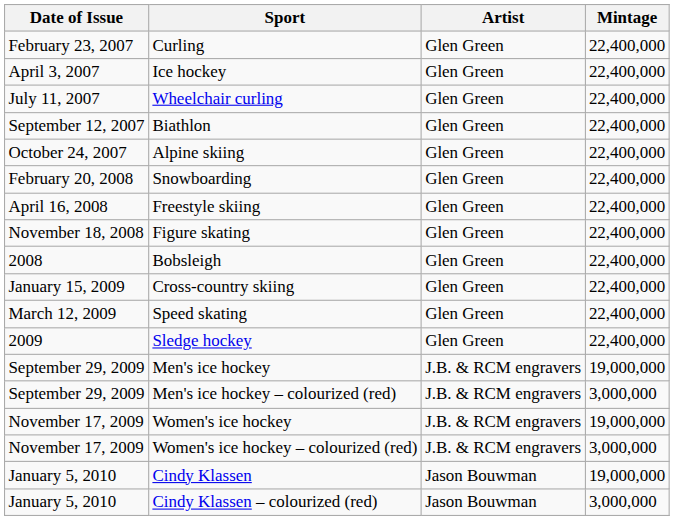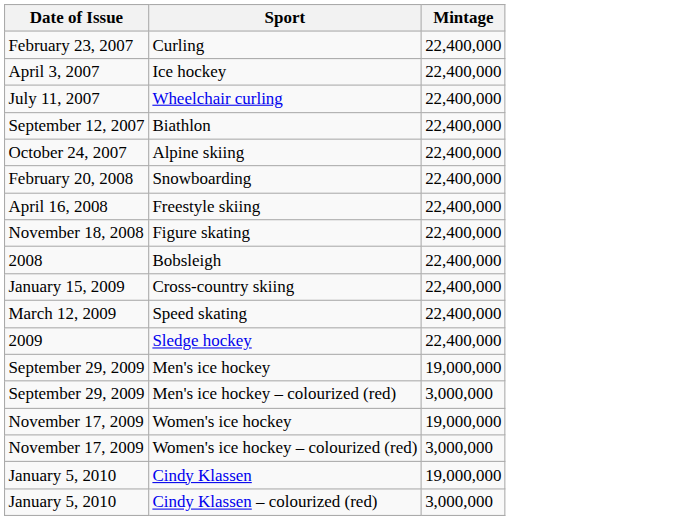- column: (503, 17)
